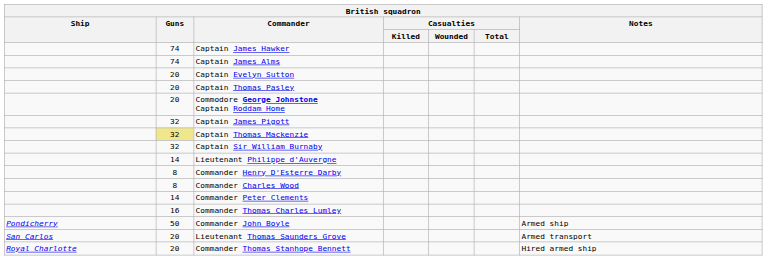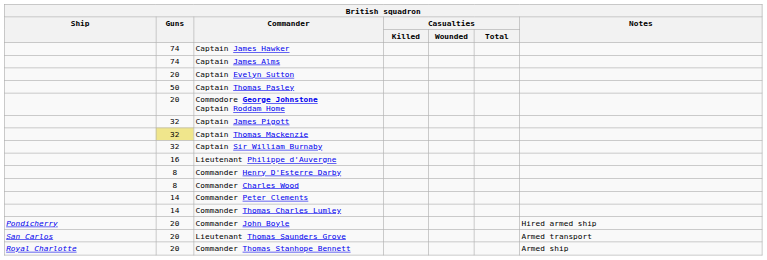(175, 87) 20 -> (175, 87) 50
(175, 159) 14 -> (175, 159) 16
(175, 210) 16 -> (175, 210) 14
(175, 223) 50 -> (175, 223) 20
(545, 223) Armed ship -> (559, 223) Hired armed ship
(559, 248) Hired armed ship -> (545, 248) Armed ship
